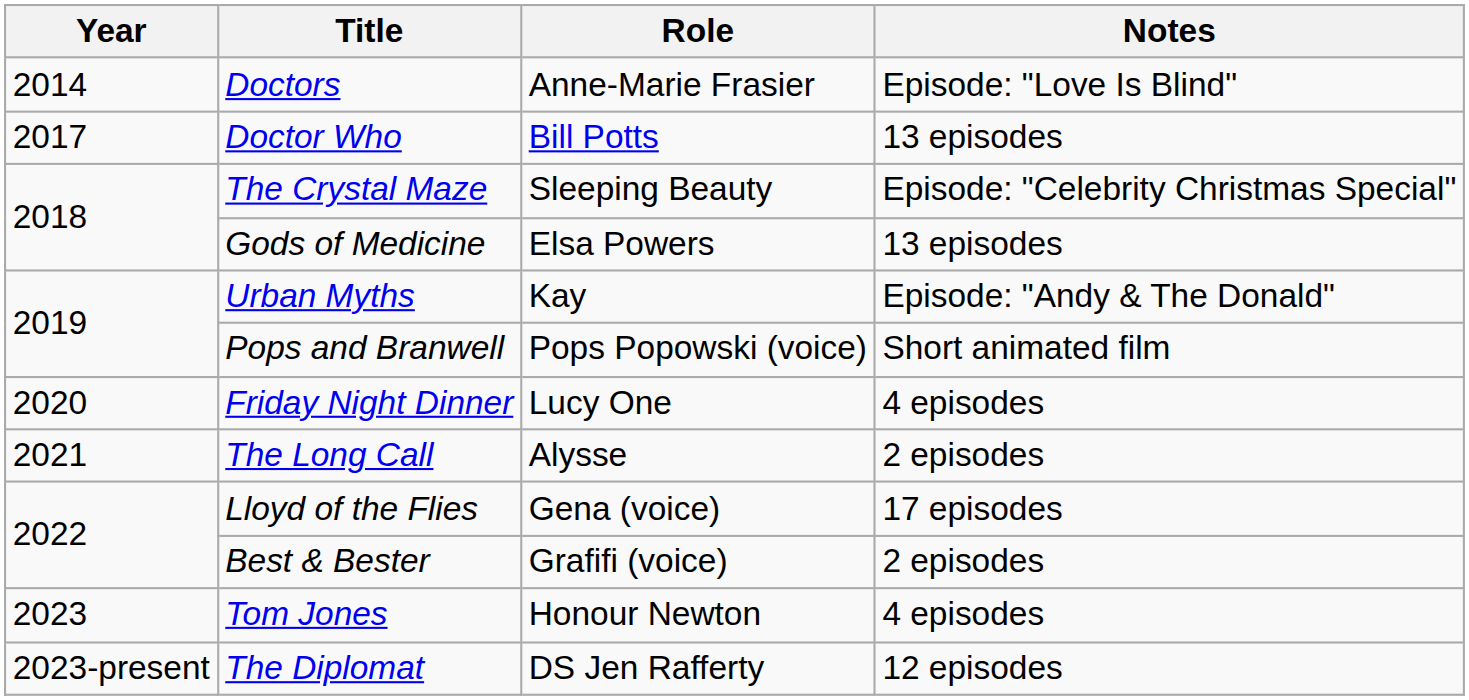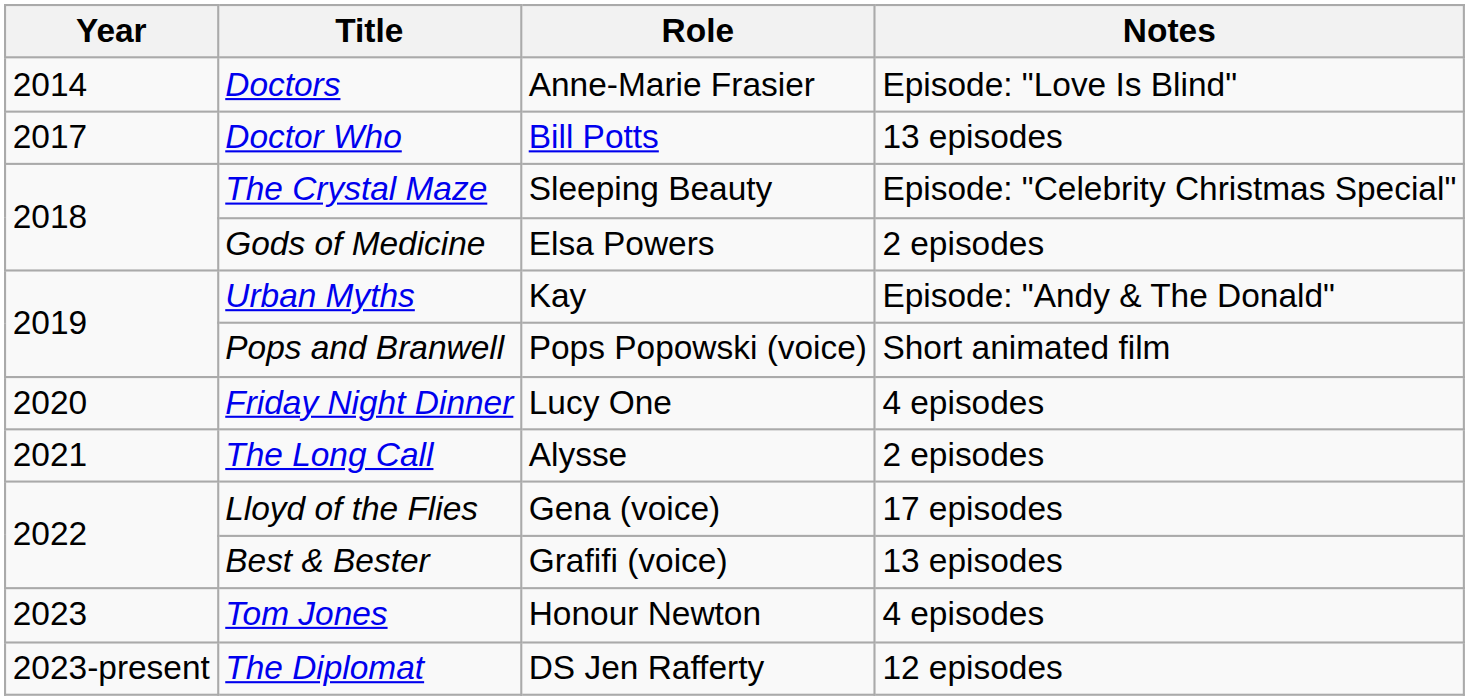(973, 243) 13 episodes -> (963, 243) 2 episodes
(963, 561) 2 episodes -> (973, 561) 13 episodes
